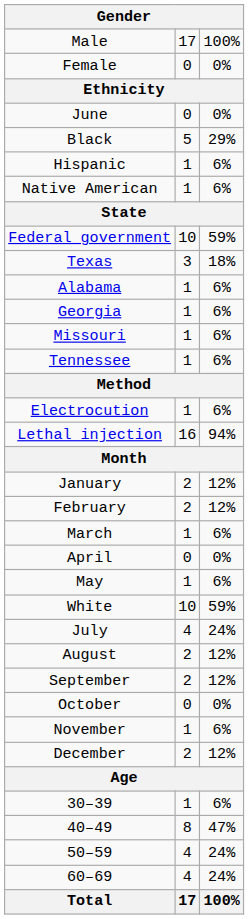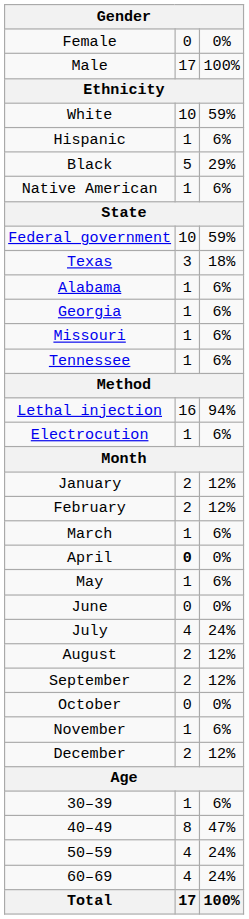rows swapped: (90, 41) <-> (90, 66)
rows swapped: (90, 607) <-> (90, 115)
rows swapped: (90, 140) <-> (90, 164)
rows swapped: (90, 435) <-> (90, 410)
(187, 558) normal -> (187, 558) bold
